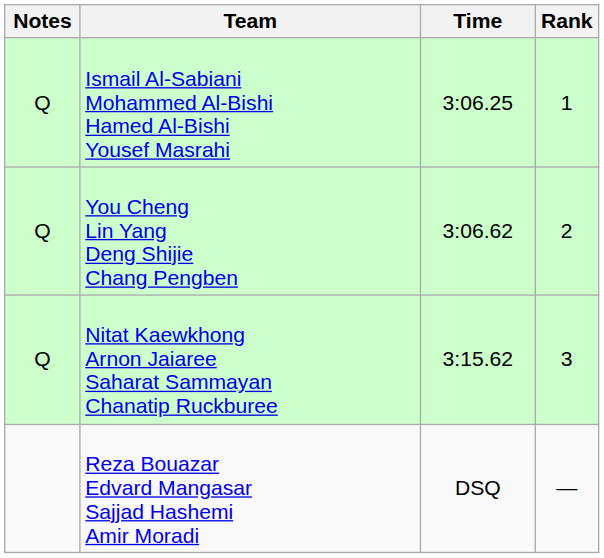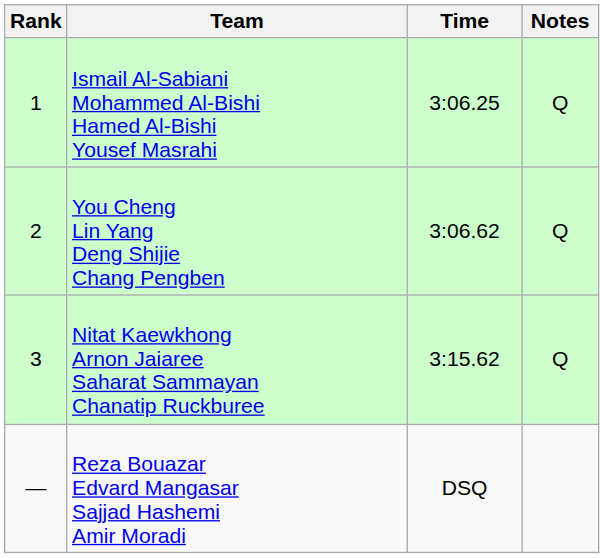columns swapped: (567, 21) <-> (43, 21)
